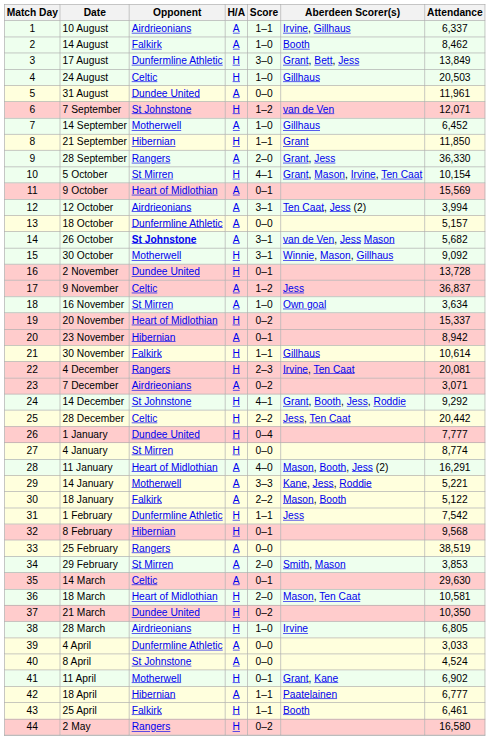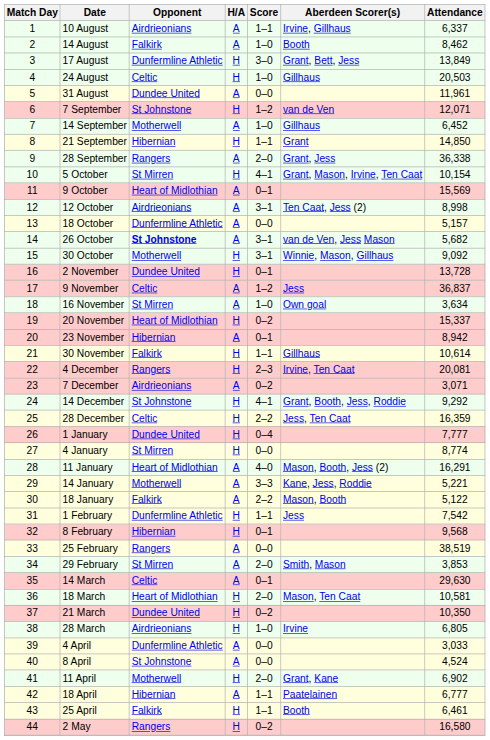(455, 142) 11,850 -> (455, 142) 14,850
(455, 158) 36,330 -> (455, 158) 36,338
(455, 207) 3,994 -> (455, 207) 8,998
(455, 418) 20,442 -> (455, 418) 16,359
(264, 678) 0–1 -> (264, 678) 2–0
